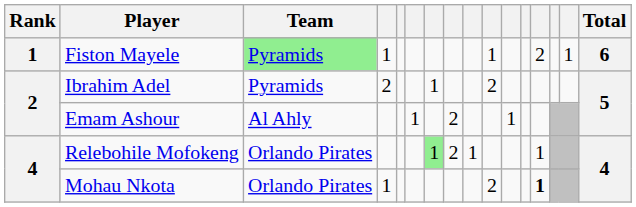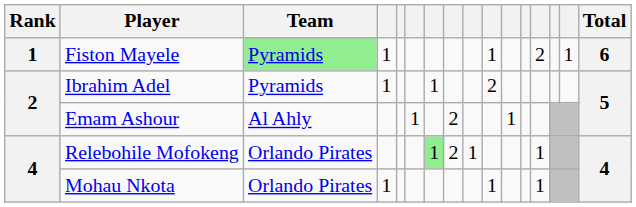(386, 86) 2 -> (386, 86) 1
(492, 185) 2 -> (492, 185) 1
(540, 185) bold -> (540, 185) normal
